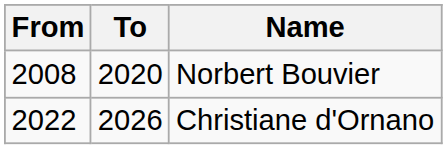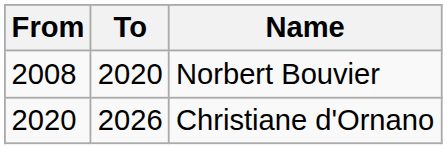(44, 119) 2022 -> (44, 119) 2020
